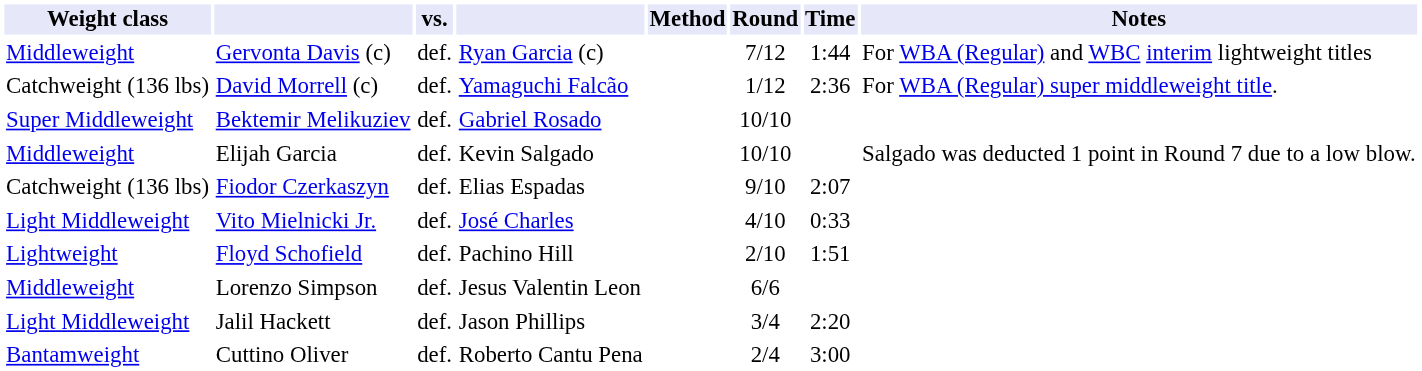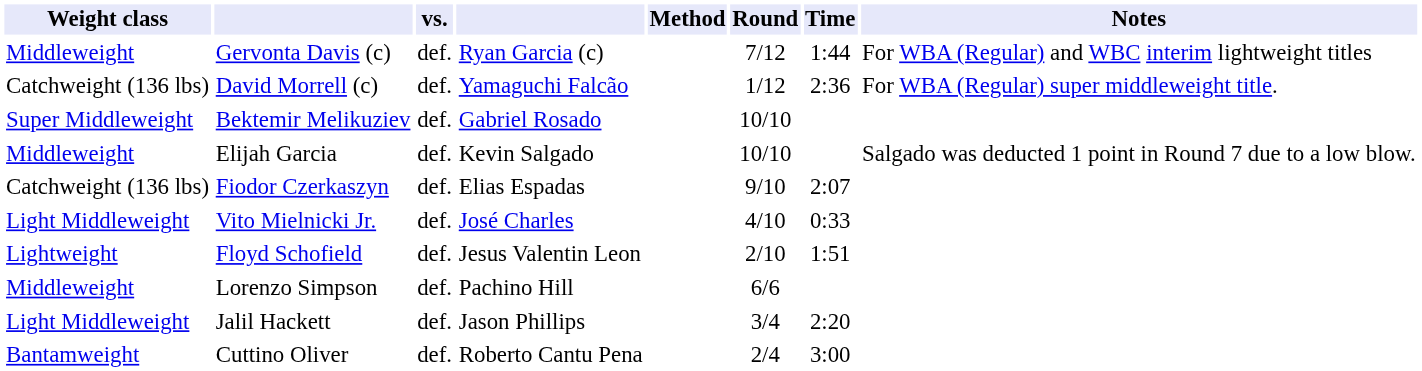(516, 254) Pachino Hill -> (550, 254) Jesus Valentin Leon
(550, 287) Jesus Valentin Leon -> (516, 287) Pachino Hill
